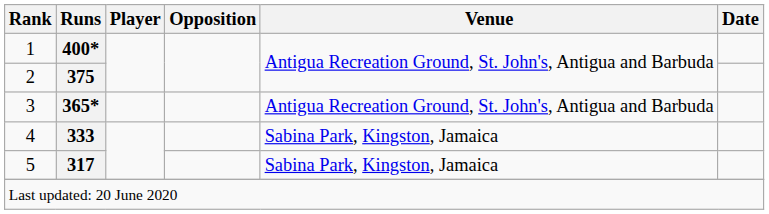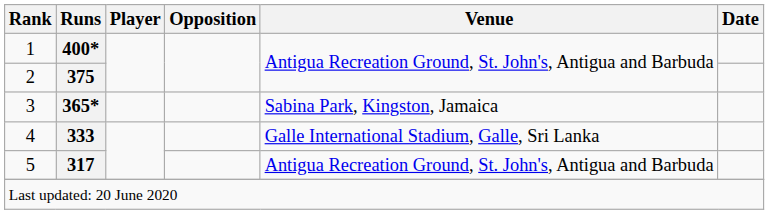(489, 106) Antigua Recreation Ground, St. John's, Antigua and Barbuda -> (381, 106) Sabina Park, Kingston, Jamaica
(381, 135) Sabina Park, Kingston, Jamaica -> (432, 135) Galle International Stadium, Galle, Sri Lanka
(381, 164) Sabina Park, Kingston, Jamaica -> (489, 164) Antigua Recreation Ground, St. John's, Antigua and Barbuda
